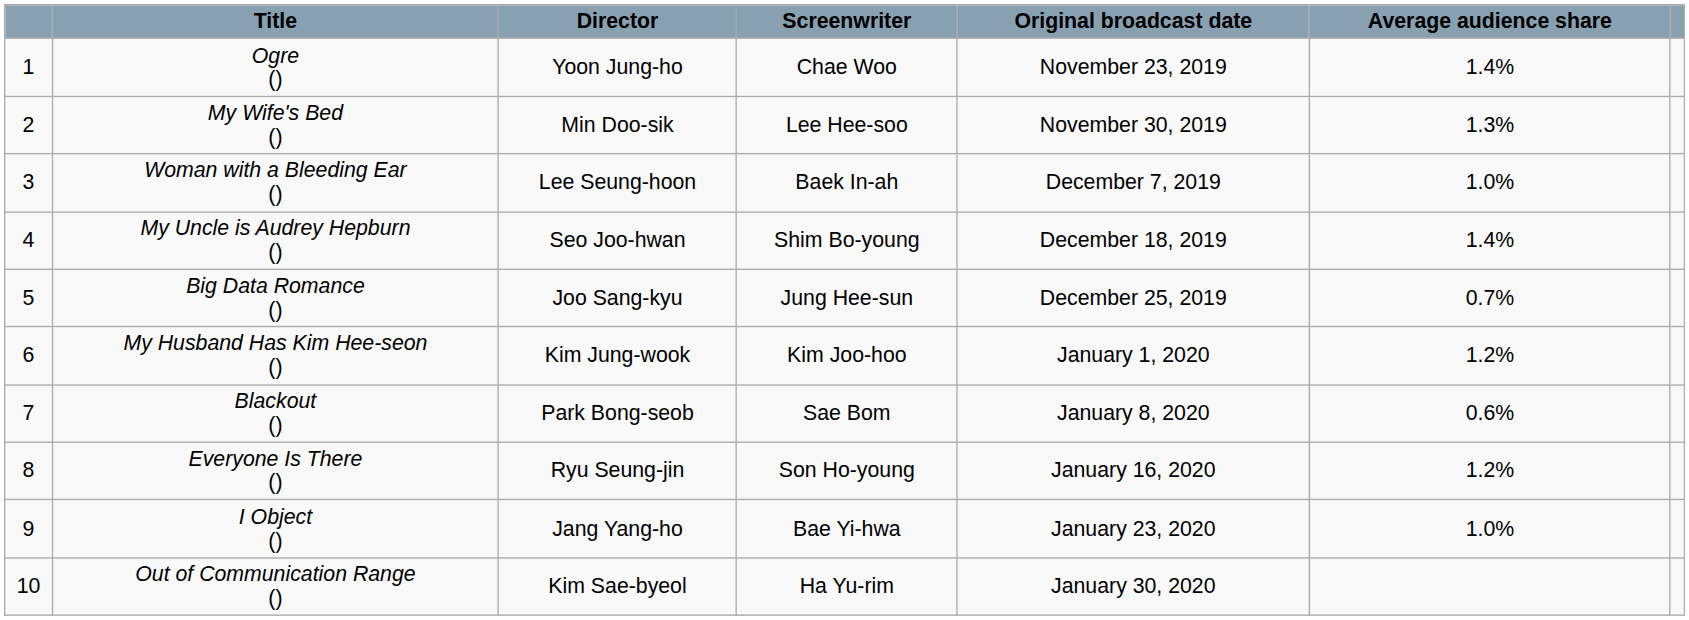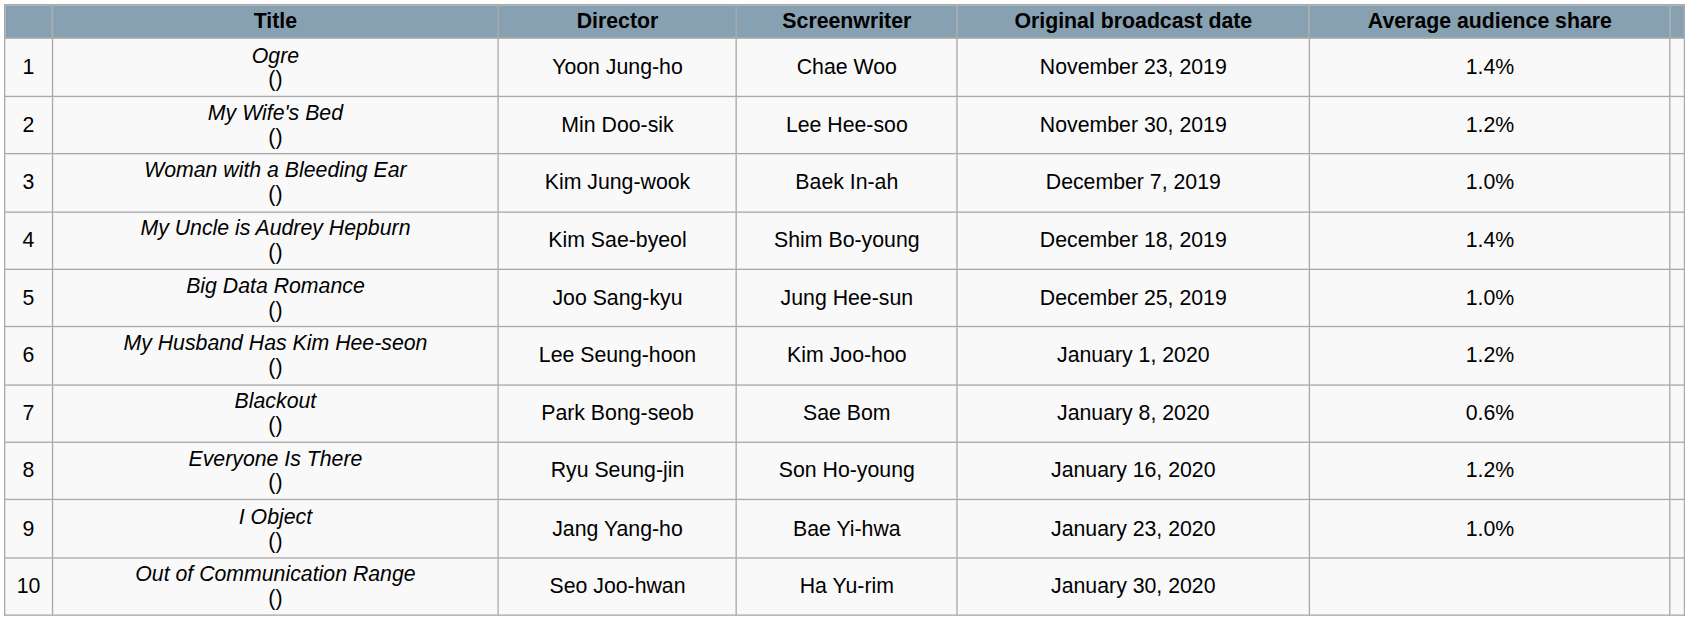(1490, 124) 1.3% -> (1490, 124) 1.2%
(617, 182) Lee Seung-hoon -> (617, 182) Kim Jung-wook
(617, 240) Seo Joo-hwan -> (617, 240) Kim Sae-byeol
(1490, 297) 0.7% -> (1490, 297) 1.0%
(617, 355) Kim Jung-wook -> (617, 355) Lee Seung-hoon
(617, 586) Kim Sae-byeol -> (617, 586) Seo Joo-hwan
